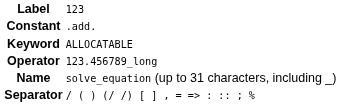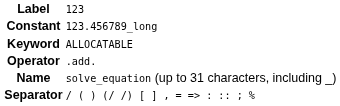(81, 27) .add. -> (112, 27) 123.456789_long
(112, 61) 123.456789_long -> (81, 61) .add.
